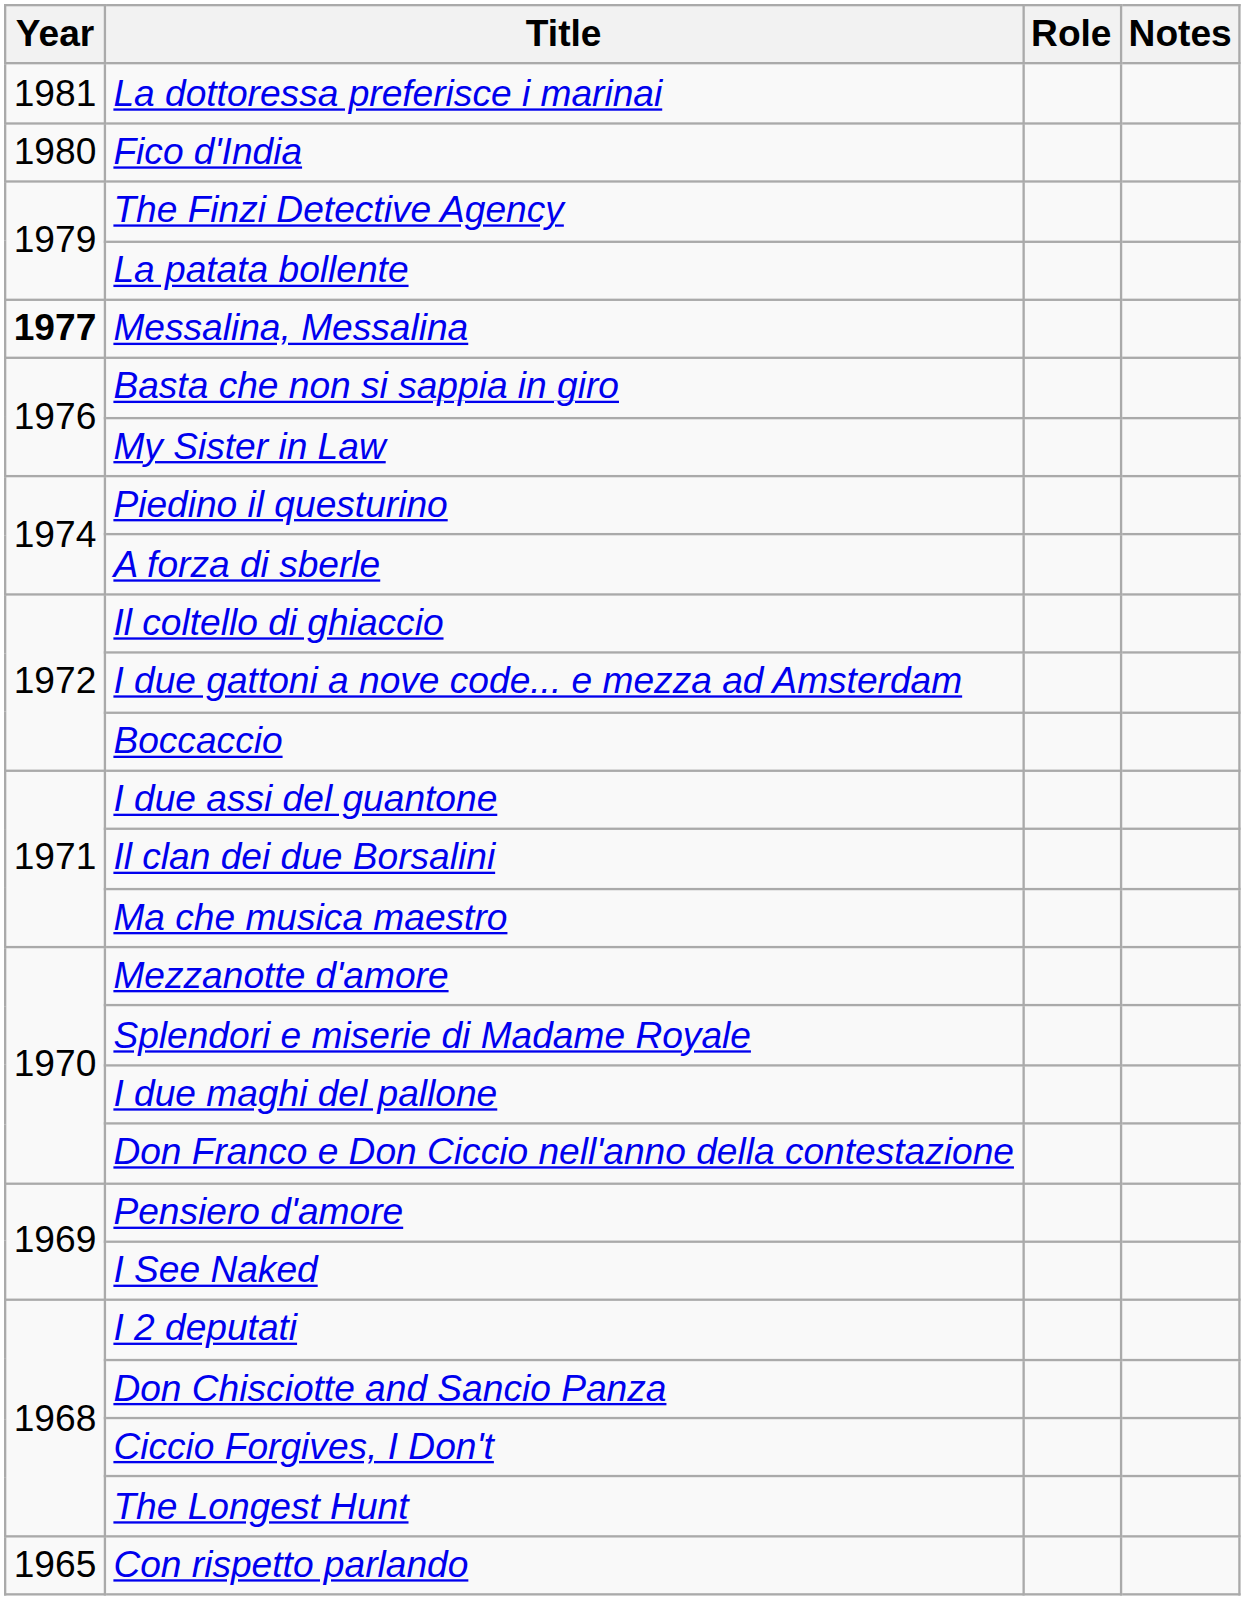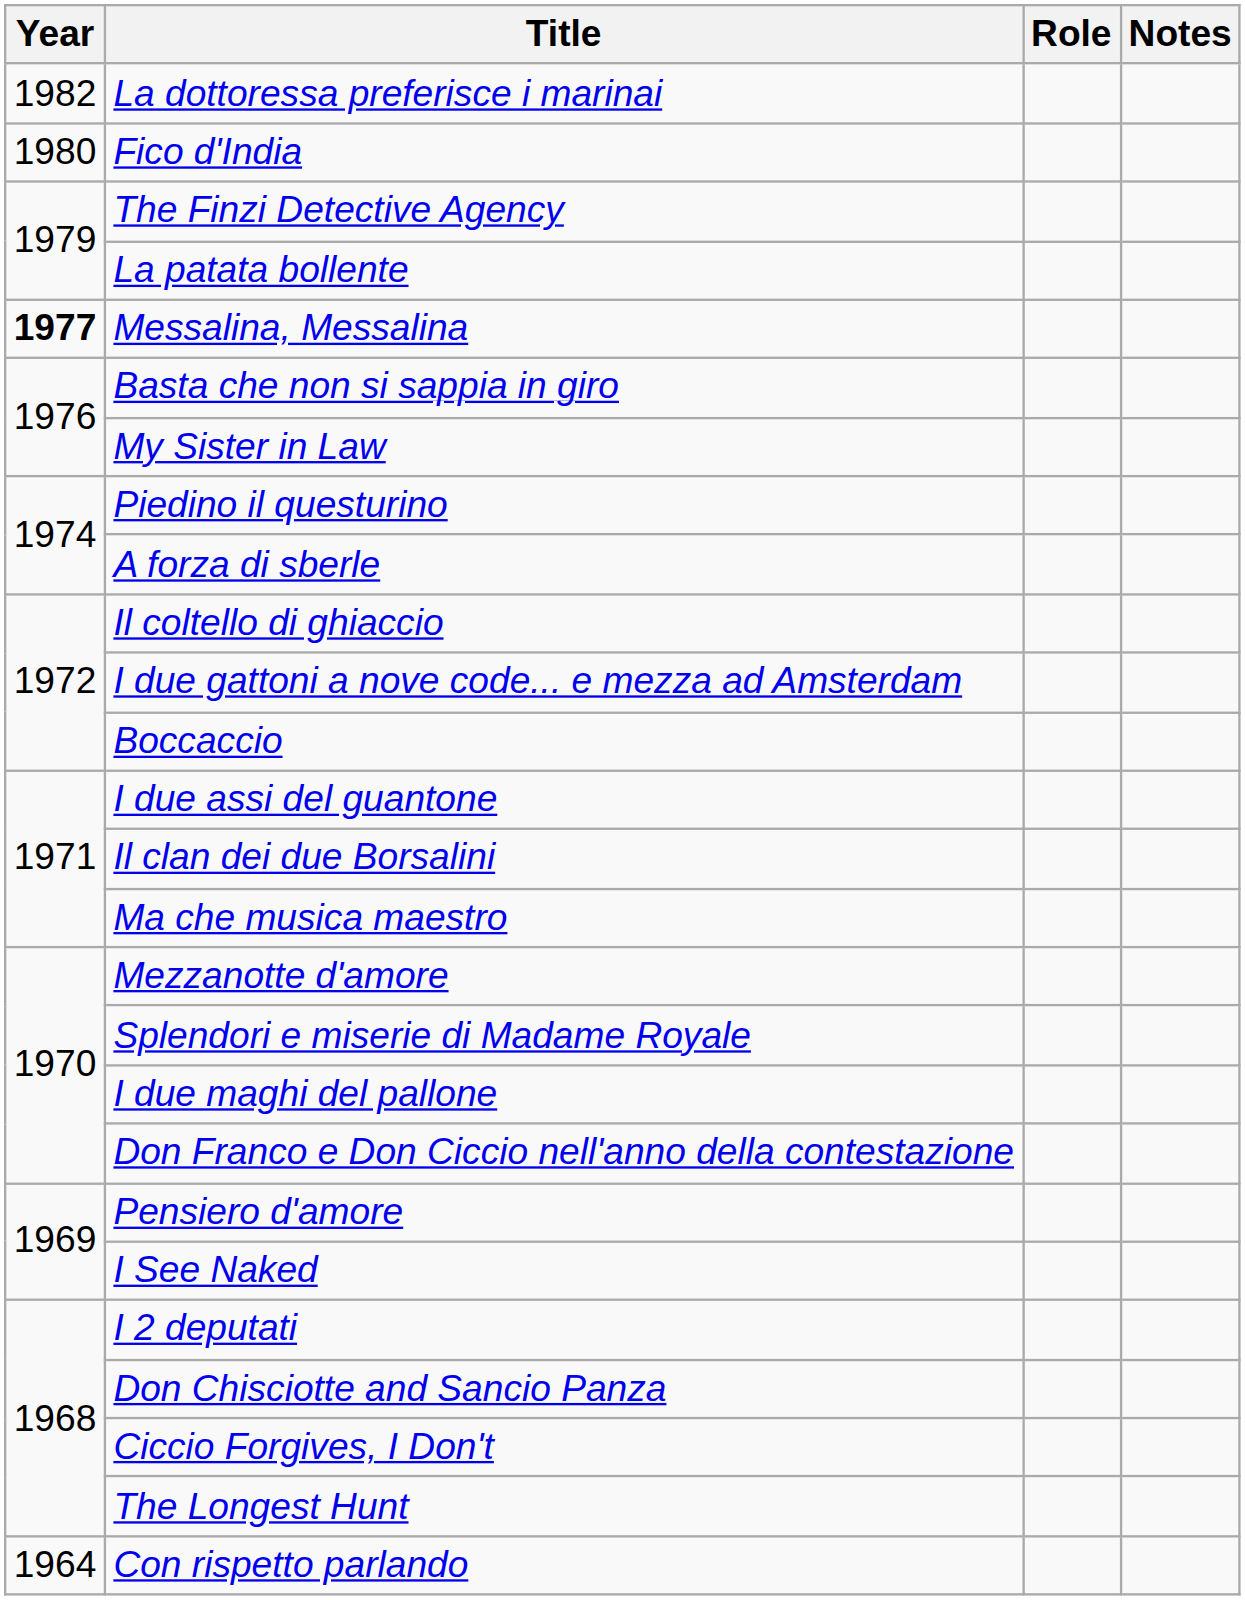(55, 92) 1981 -> (55, 92) 1982
(55, 1564) 1965 -> (55, 1564) 1964
